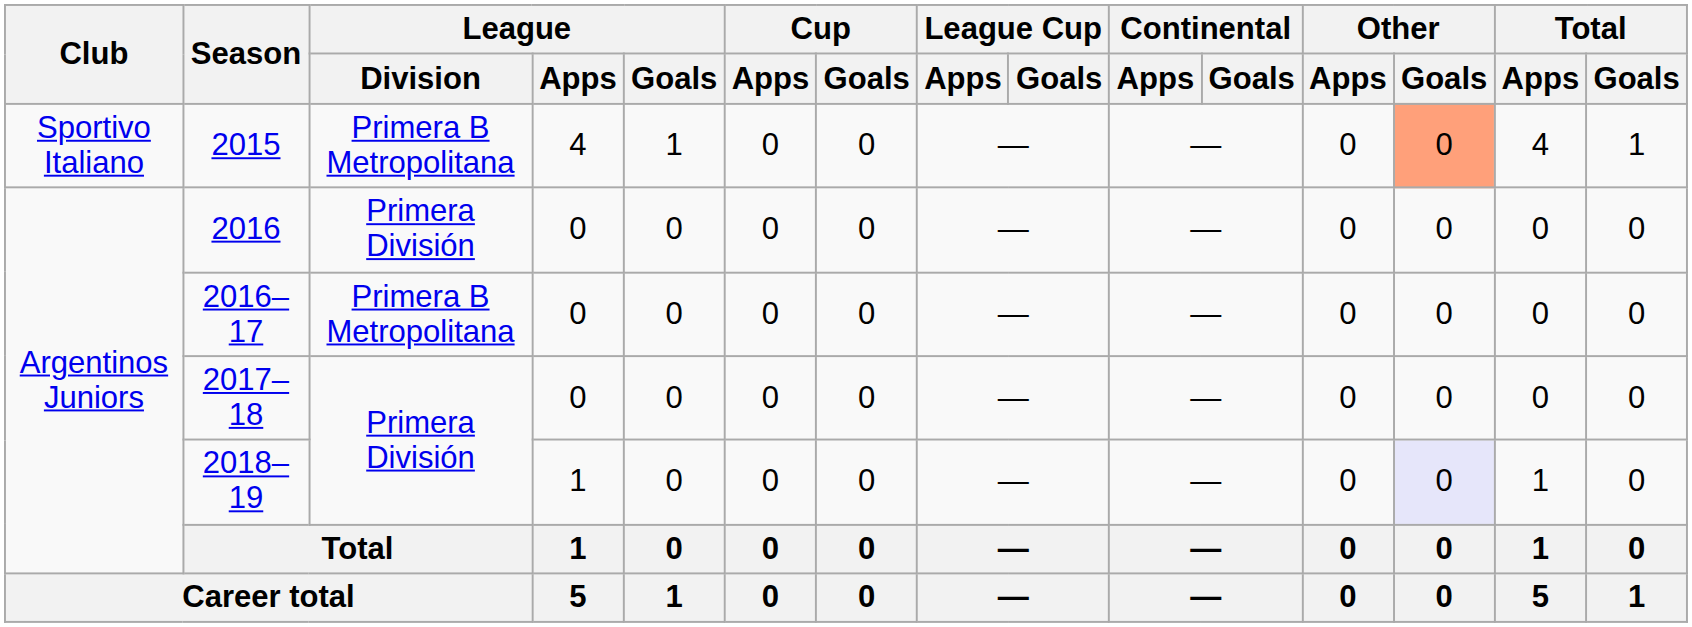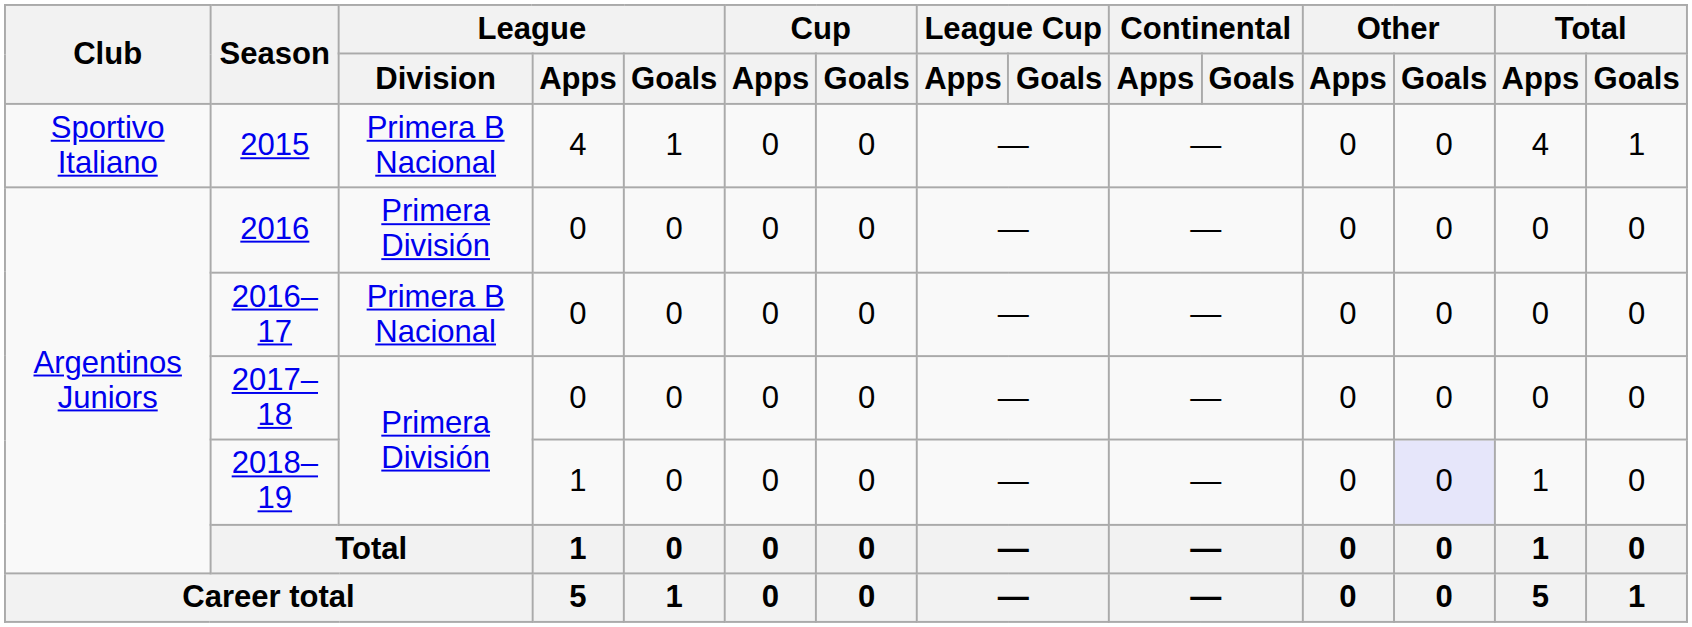(421, 145) Primera B Metropolitana -> (436, 145) Primera B Nacional
(1444, 145) lightsalmon background -> (1444, 145) no background
(421, 313) Primera B Metropolitana -> (436, 313) Primera B Nacional
